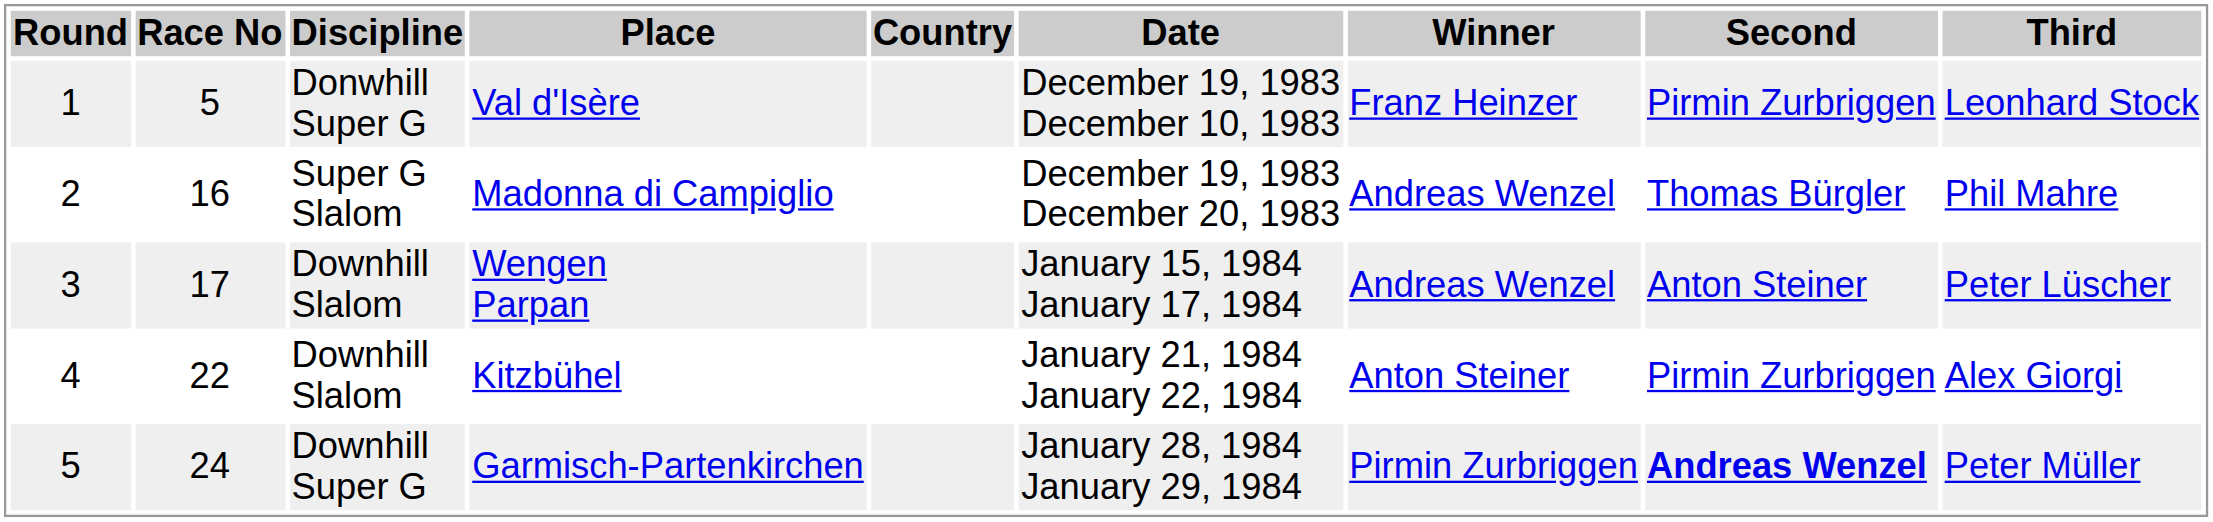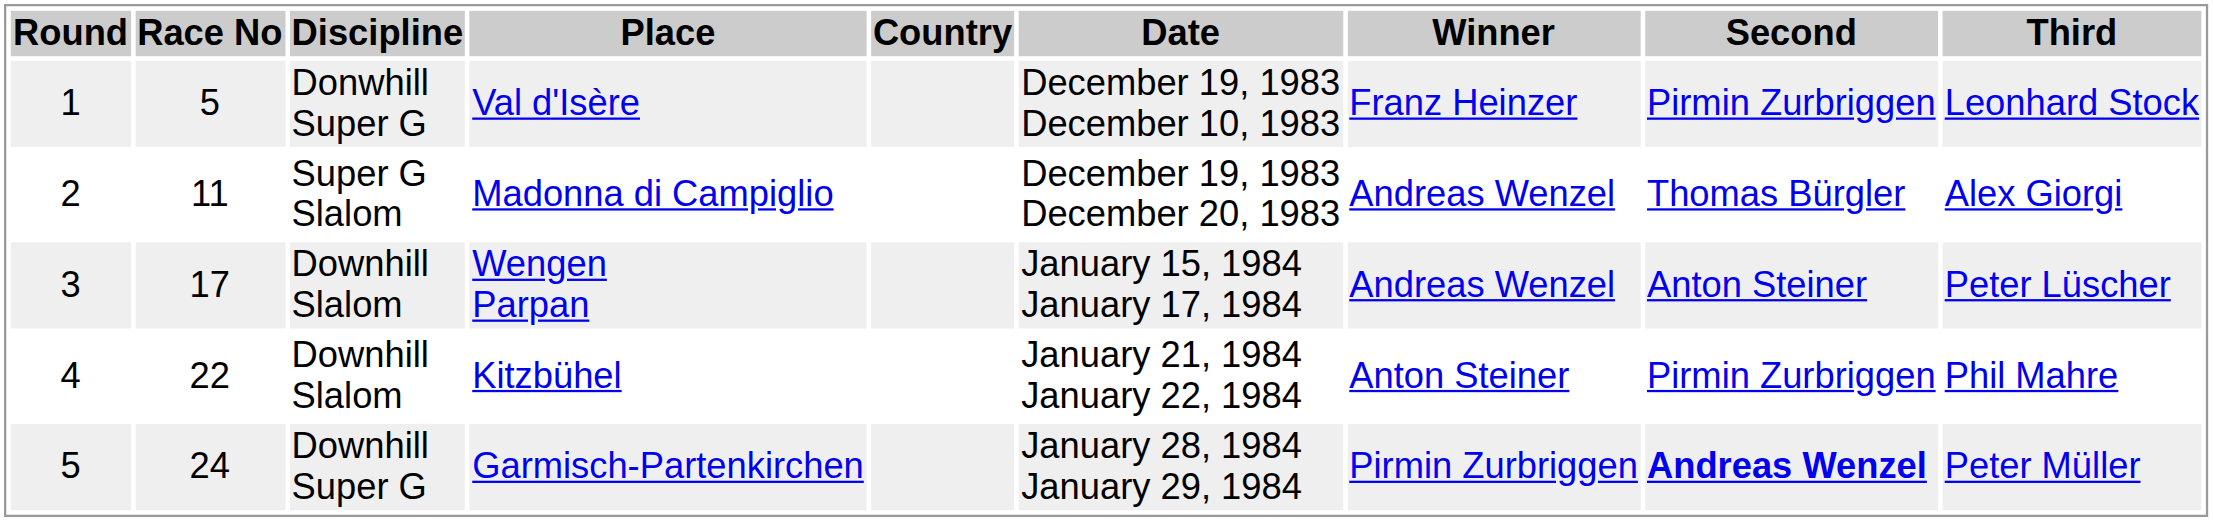(210, 194) 16 -> (210, 194) 11
(2032, 194) Phil Mahre -> (2034, 194) Alex Giorgi
(2034, 375) Alex Giorgi -> (2032, 375) Phil Mahre
